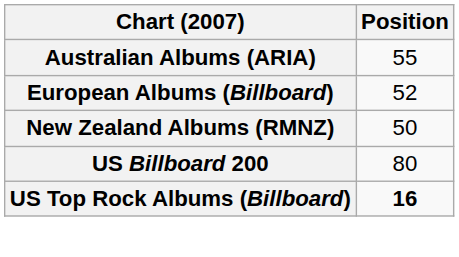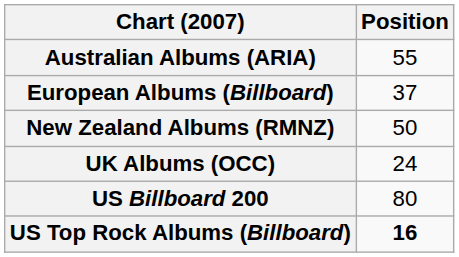(405, 92) 52 -> (405, 92) 37
+ row: (180, 163)
